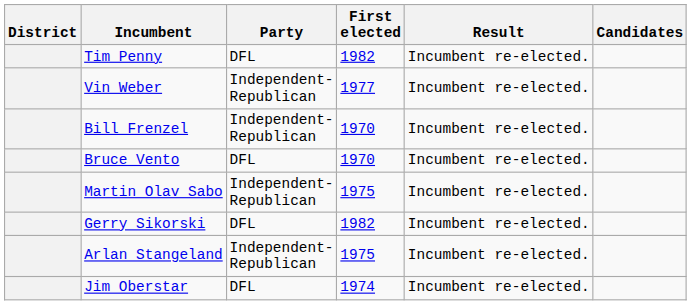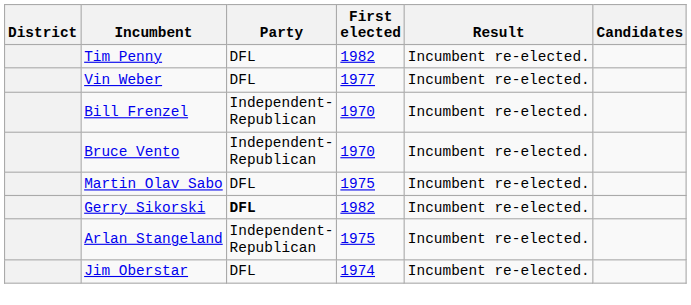(282, 88) Independent- Republican -> (243, 80) DFL
(243, 160) DFL -> (282, 152) Independent- Republican
(282, 192) Independent- Republican -> (243, 184) DFL
(243, 224) normal -> (243, 207) bold
